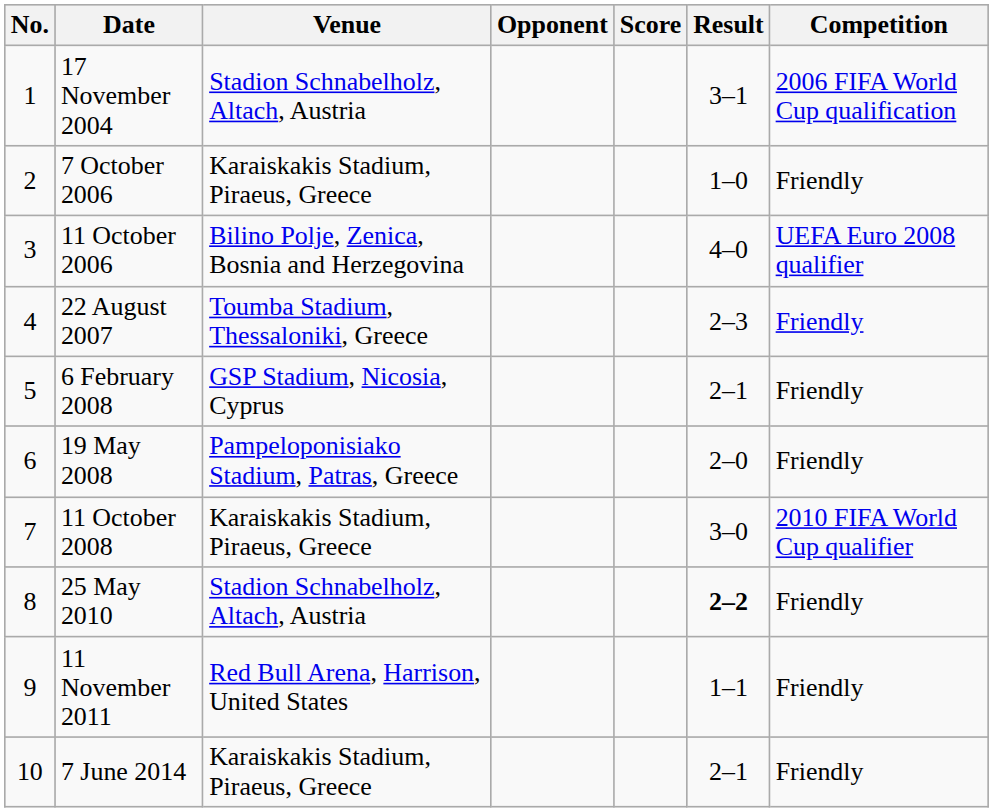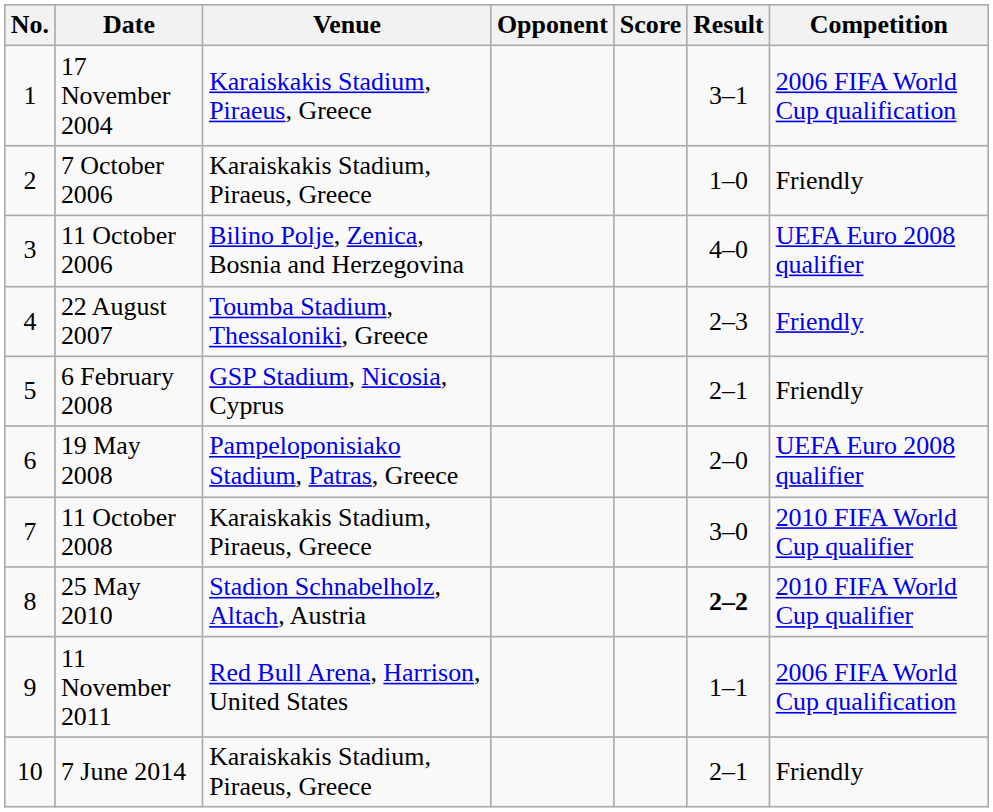(325, 95) Stadion Schnabelholz, Altach, Austria -> (320, 95) Karaiskakis Stadium, Piraeus, Greece
(820, 461) Friendly -> (865, 461) UEFA Euro 2008 qualifier
(820, 601) Friendly -> (866, 601) 2010 FIFA World Cup qualifier
(820, 686) Friendly -> (866, 686) 2006 FIFA World Cup qualification
